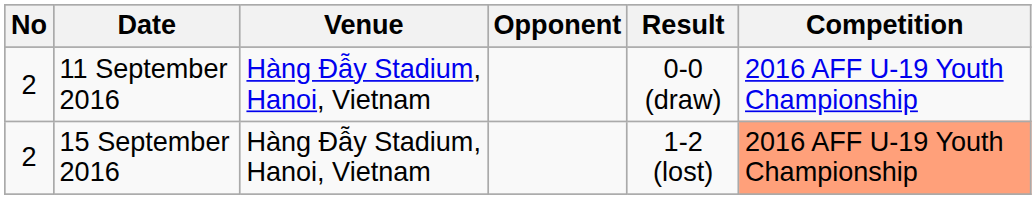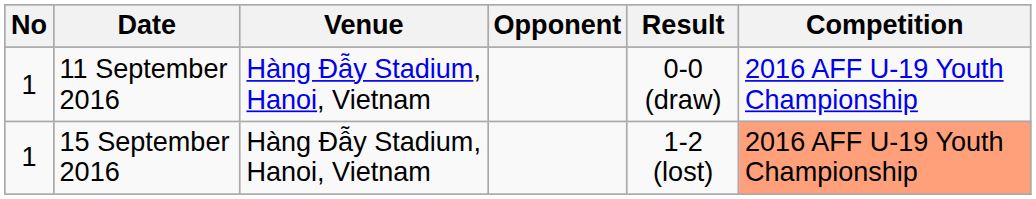(29, 84) 2 -> (29, 84) 1
(29, 157) 2 -> (29, 157) 1
